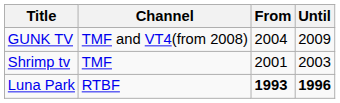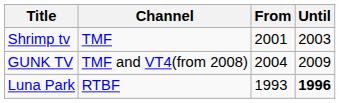rows swapped: (39, 62) <-> (40, 39)
(271, 86) bold -> (271, 86) normal
